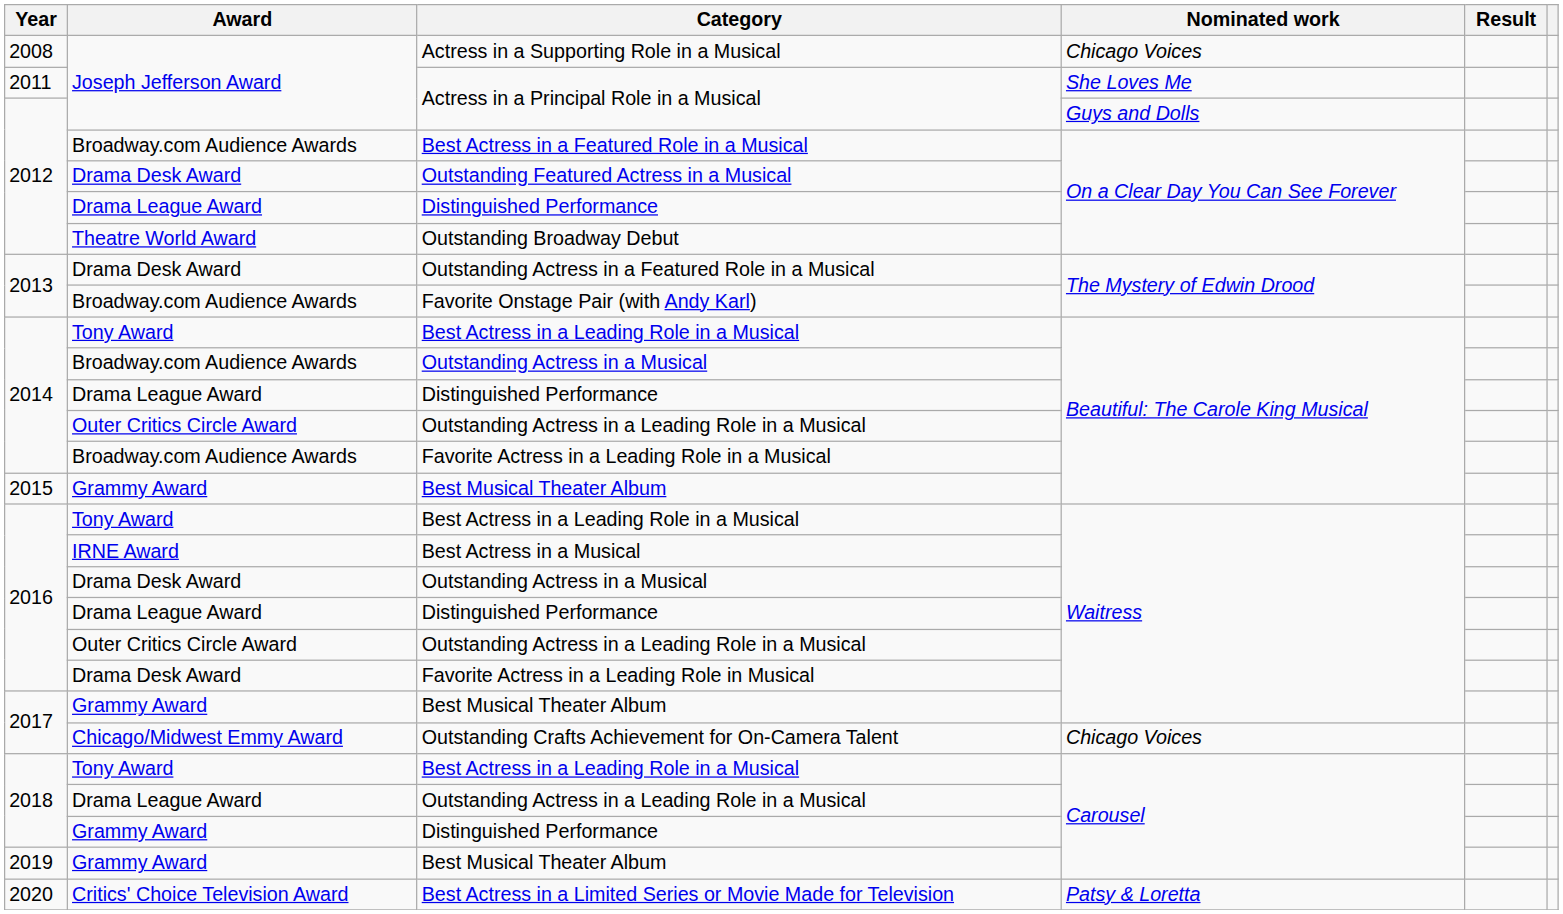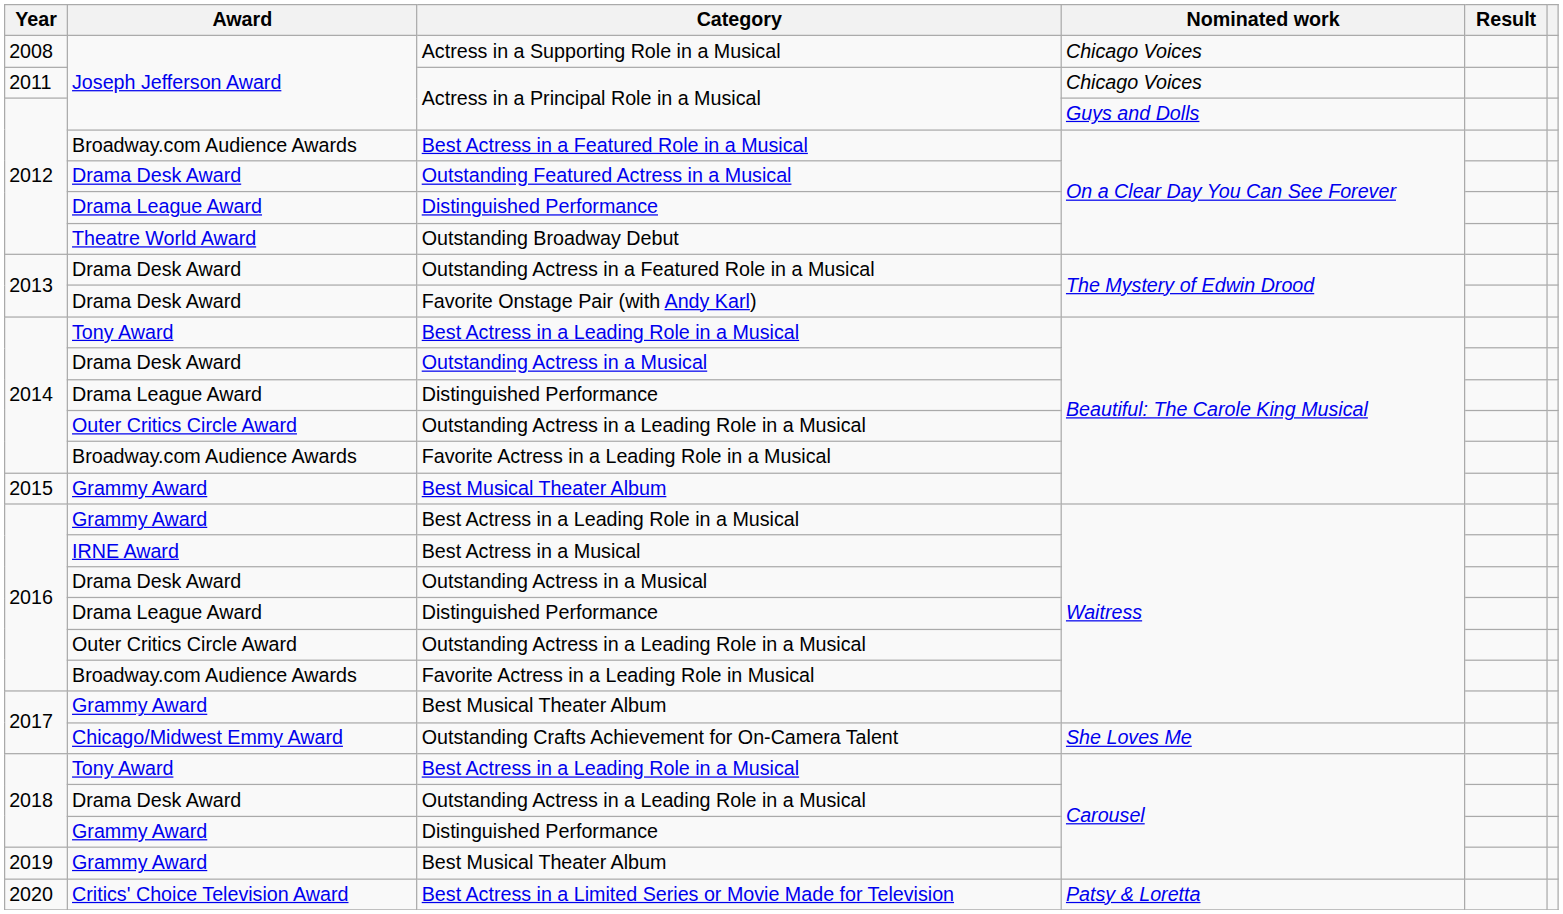(1129, 82) She Loves Me -> (1134, 82) Chicago Voices
(214, 301) Broadway.com Audience Awards -> (157, 301) Drama Desk Award
(214, 363) Broadway.com Audience Awards -> (157, 363) Drama Desk Award
(123, 519) Tony Award -> (140, 519) Grammy Award
(157, 675) Drama Desk Award -> (214, 675) Broadway.com Audience Awards
(1134, 737) Chicago Voices -> (1129, 737) She Loves Me
(167, 800) Drama League Award -> (157, 800) Drama Desk Award
